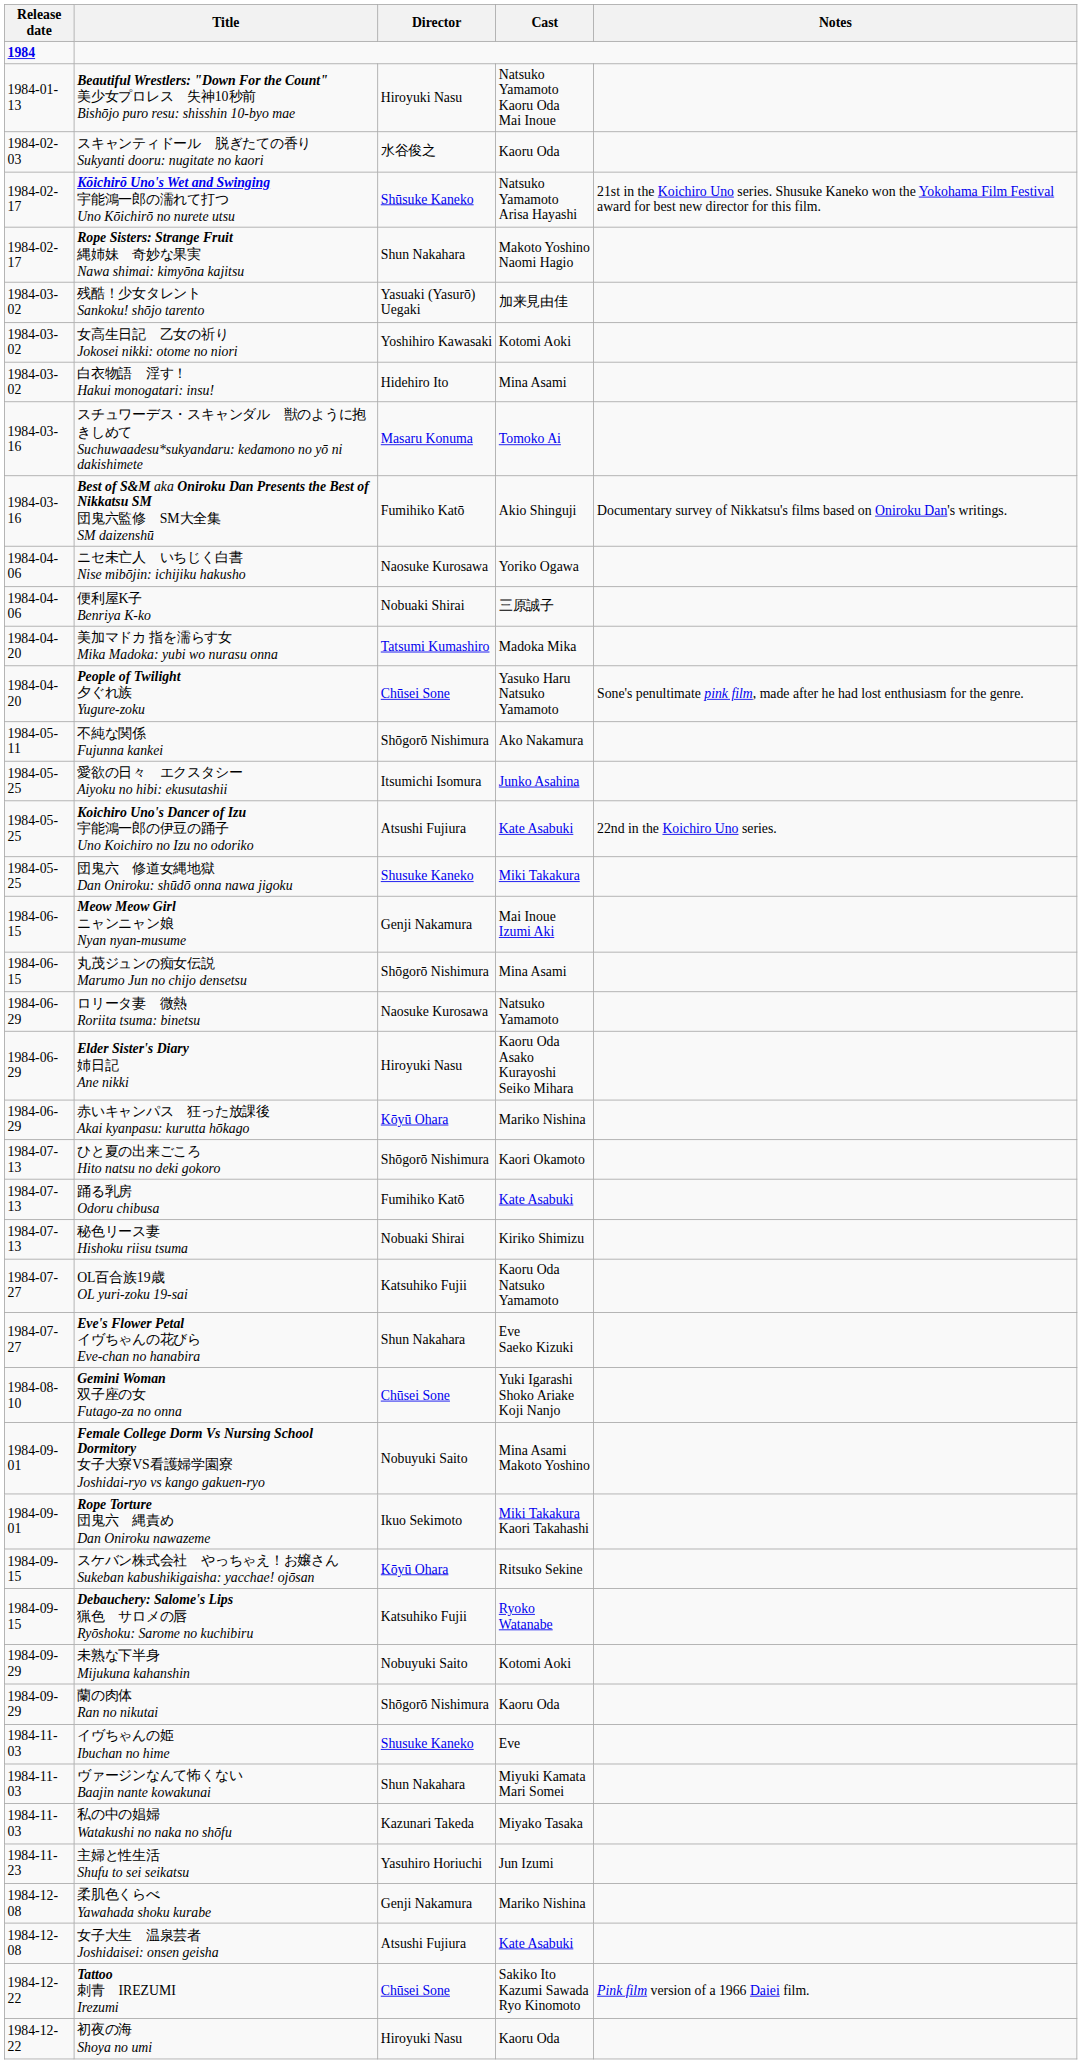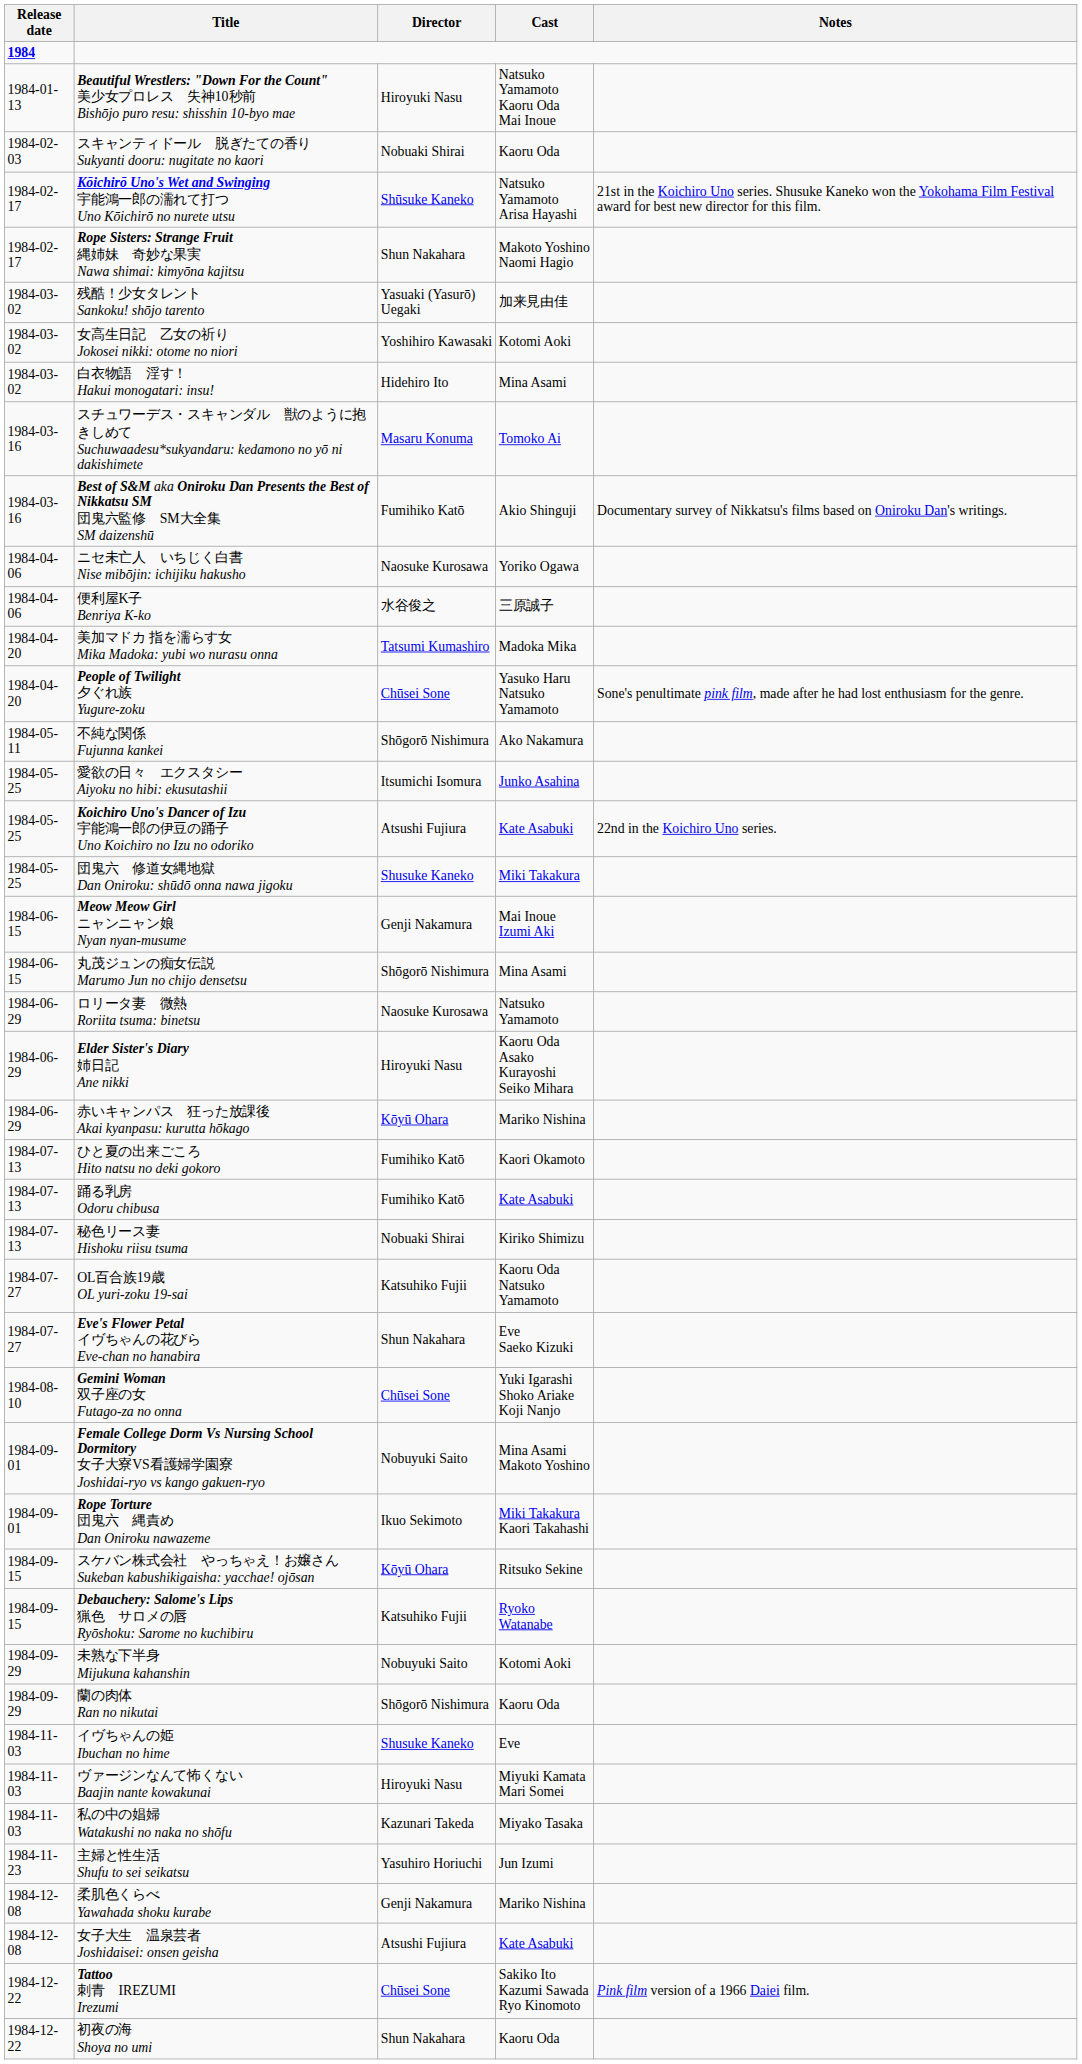(408, 151) 水谷俊之 -> (423, 151) Nobuaki Shirai
(423, 606) Nobuaki Shirai -> (408, 605) 水谷俊之
(435, 1159) Shōgorō Nishimura -> (423, 1159) Fumihiko Katō
(423, 1783) Shun Nakahara -> (421, 1783) Hiroyuki Nasu
(421, 2038) Hiroyuki Nasu -> (423, 2038) Shun Nakahara
